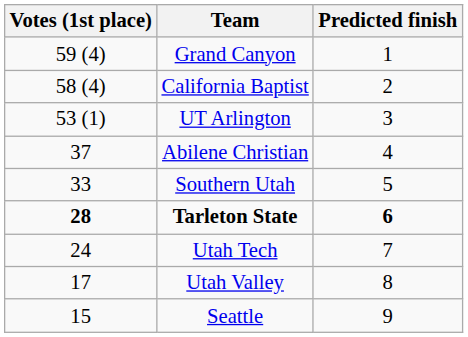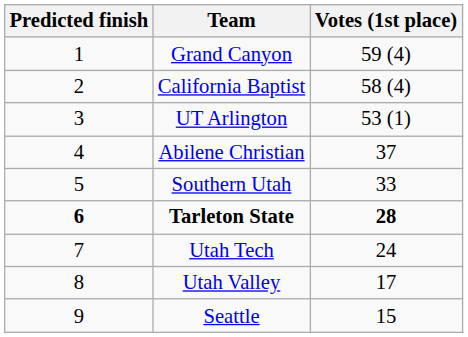columns swapped: (388, 20) <-> (81, 20)
